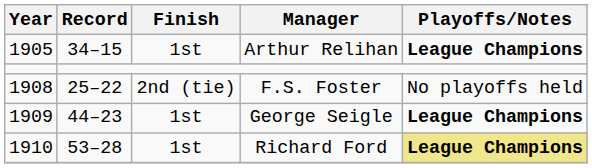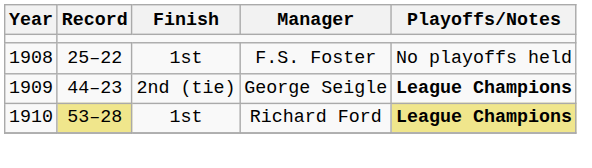- row: (31, 50)
(186, 88) 2nd (tie) -> (186, 58) 1st
(186, 118) 1st -> (186, 88) 2nd (tie)
(95, 148) no background -> (95, 118) khaki background
